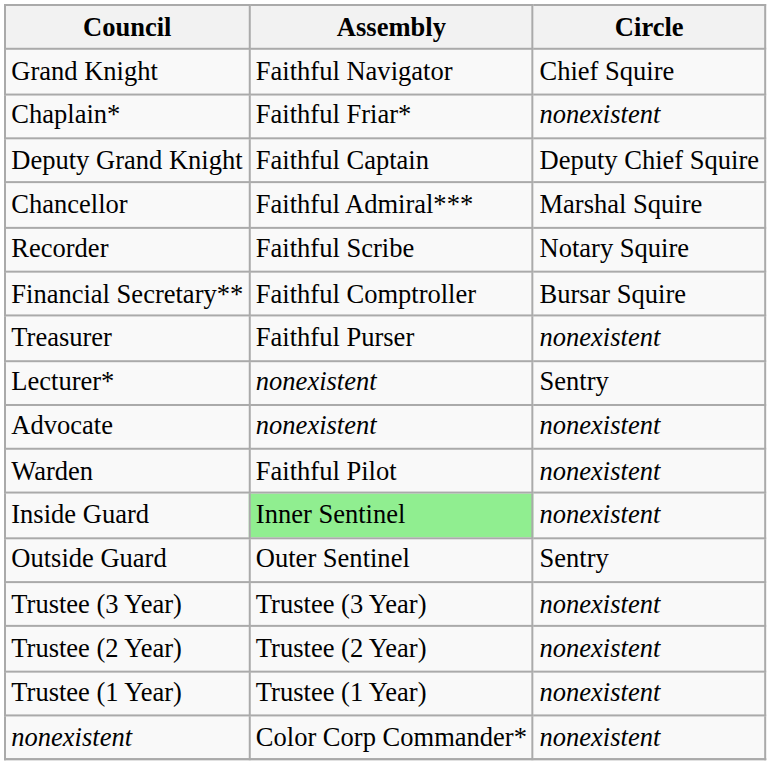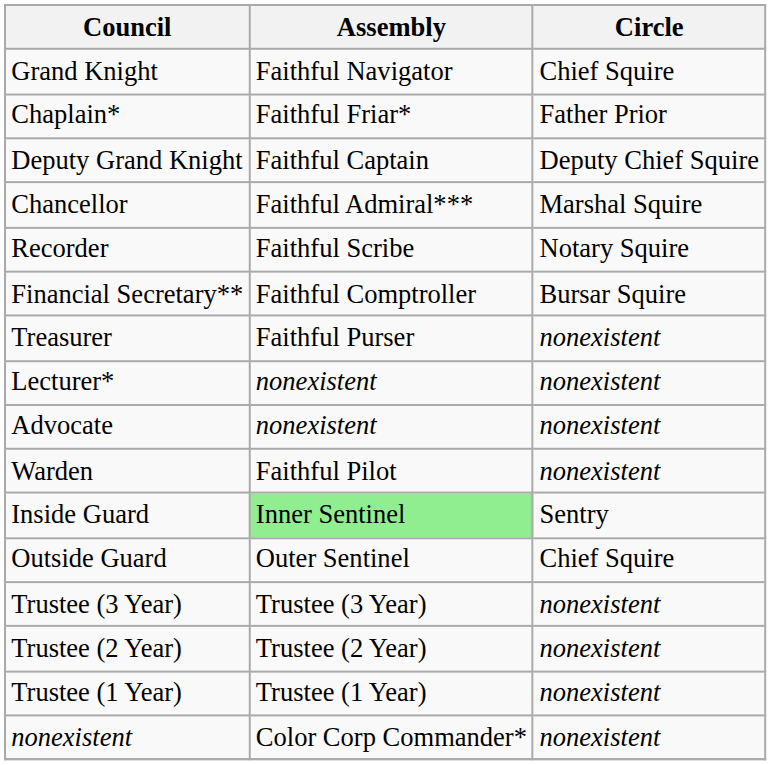(600, 115) nonexistent -> (603, 115) Father Prior
(574, 382) Sentry -> (600, 382) nonexistent
(600, 515) nonexistent -> (574, 515) Sentry
(574, 559) Sentry -> (607, 559) Chief Squire
